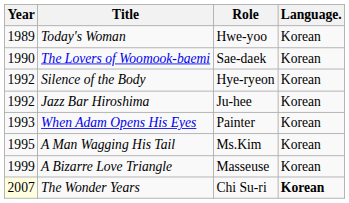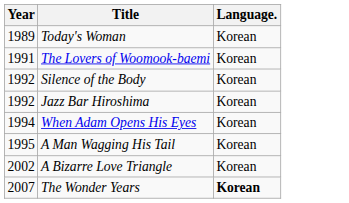- column: (245, 15)
(21, 58) 1990 -> (21, 58) 1991
(21, 123) 1993 -> (21, 123) 1994
(21, 166) 1999 -> (21, 166) 2002
(21, 187) lightyellow background -> (21, 187) no background
